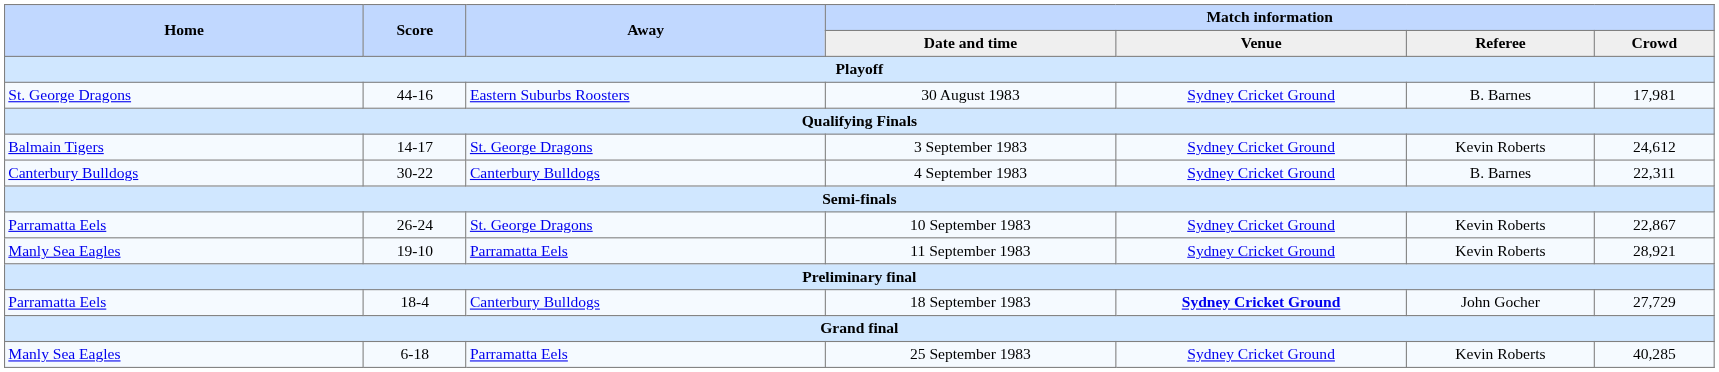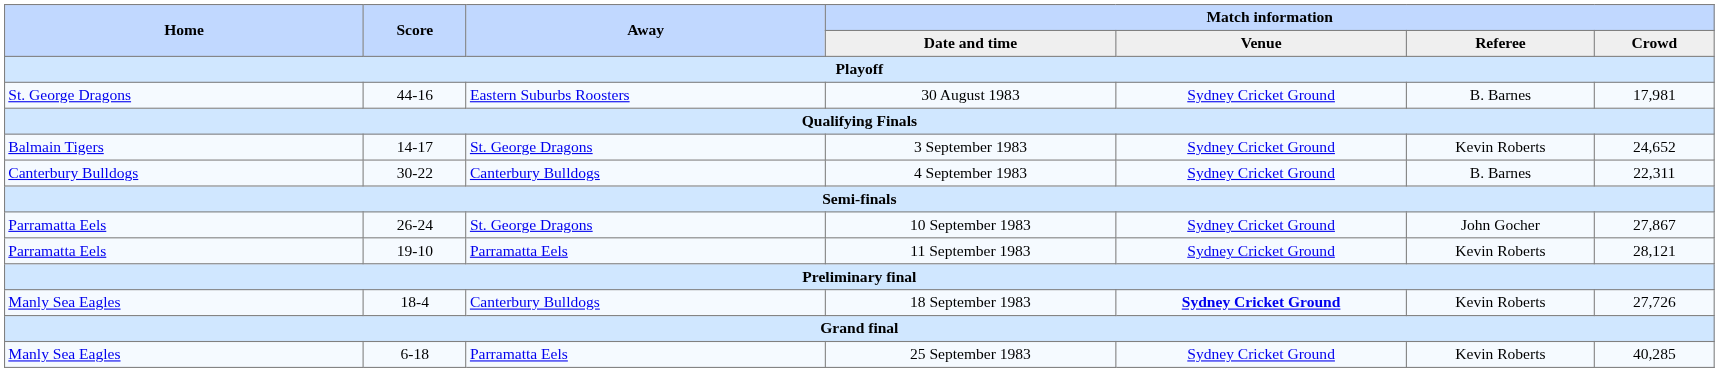(1654, 147) 24,612 -> (1654, 147) 24,652
(1500, 224) Kevin Roberts -> (1500, 224) John Gocher
(1654, 224) 22,867 -> (1654, 224) 27,867
(64, 250) Manly Sea Eagles -> (57, 250) Parramatta Eels
(1654, 250) 28,921 -> (1654, 250) 28,121
(57, 302) Parramatta Eels -> (64, 302) Manly Sea Eagles
(1500, 302) John Gocher -> (1500, 302) Kevin Roberts
(1654, 302) 27,729 -> (1654, 302) 27,726
